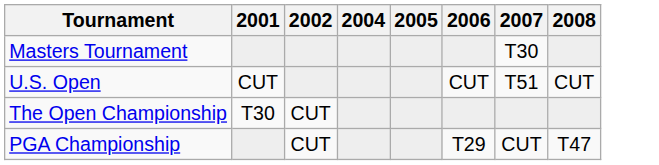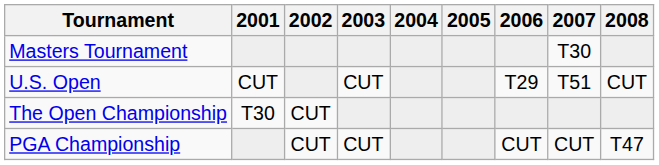+ column: (363, 20)
(469, 82) CUT -> (521, 82) T29
(469, 145) T29 -> (521, 145) CUT
